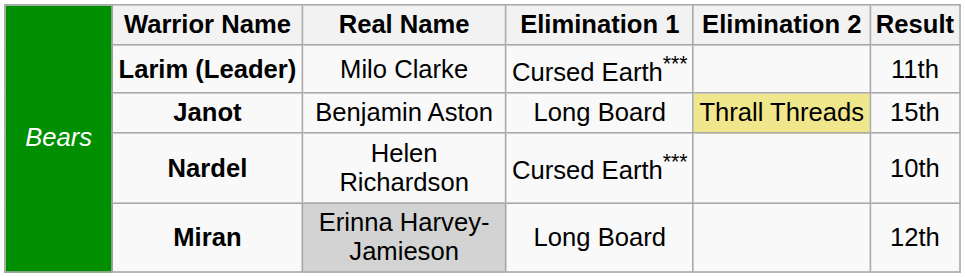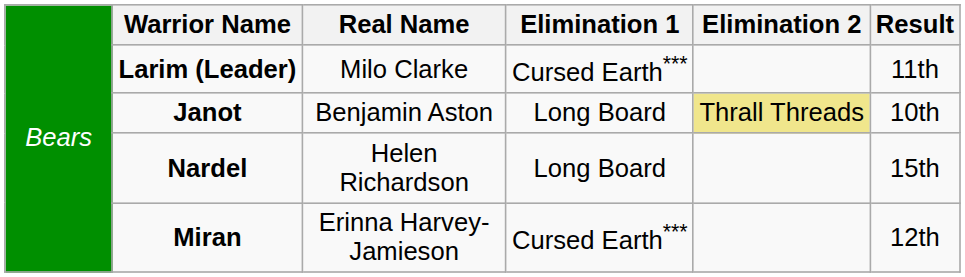(915, 112) 15th -> (915, 112) 10th
(600, 167) Cursed Earth*** -> (600, 167) Long Board
(915, 167) 10th -> (915, 167) 15th
(404, 237) lightgrey background -> (404, 237) no background
(600, 237) Long Board -> (600, 237) Cursed Earth***
